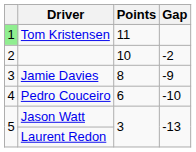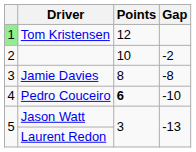(123, 35) 11 -> (124, 35) 12
(168, 75) -9 -> (168, 75) -8
(120, 96) normal -> (120, 96) bold
